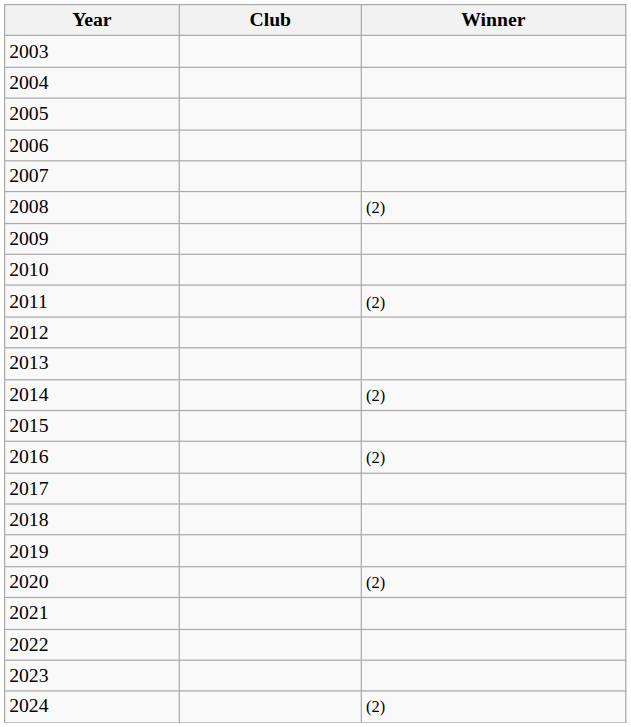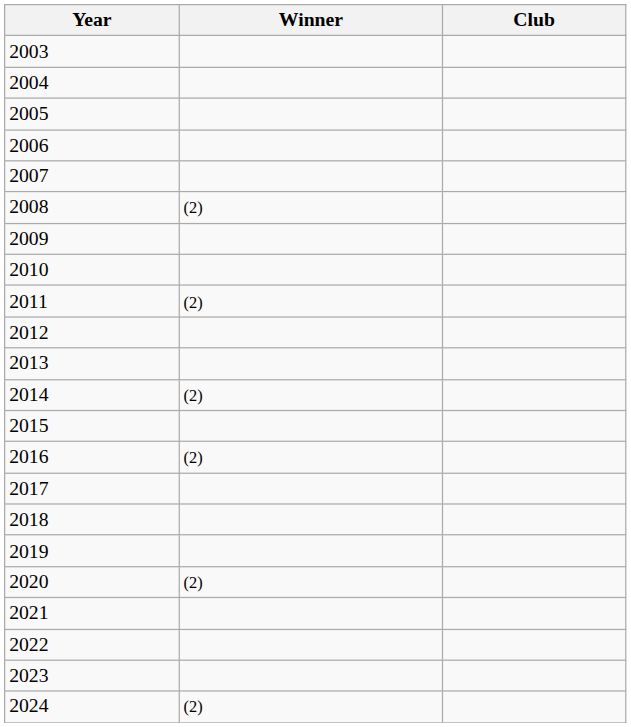columns swapped: (493, 20) <-> (270, 20)
